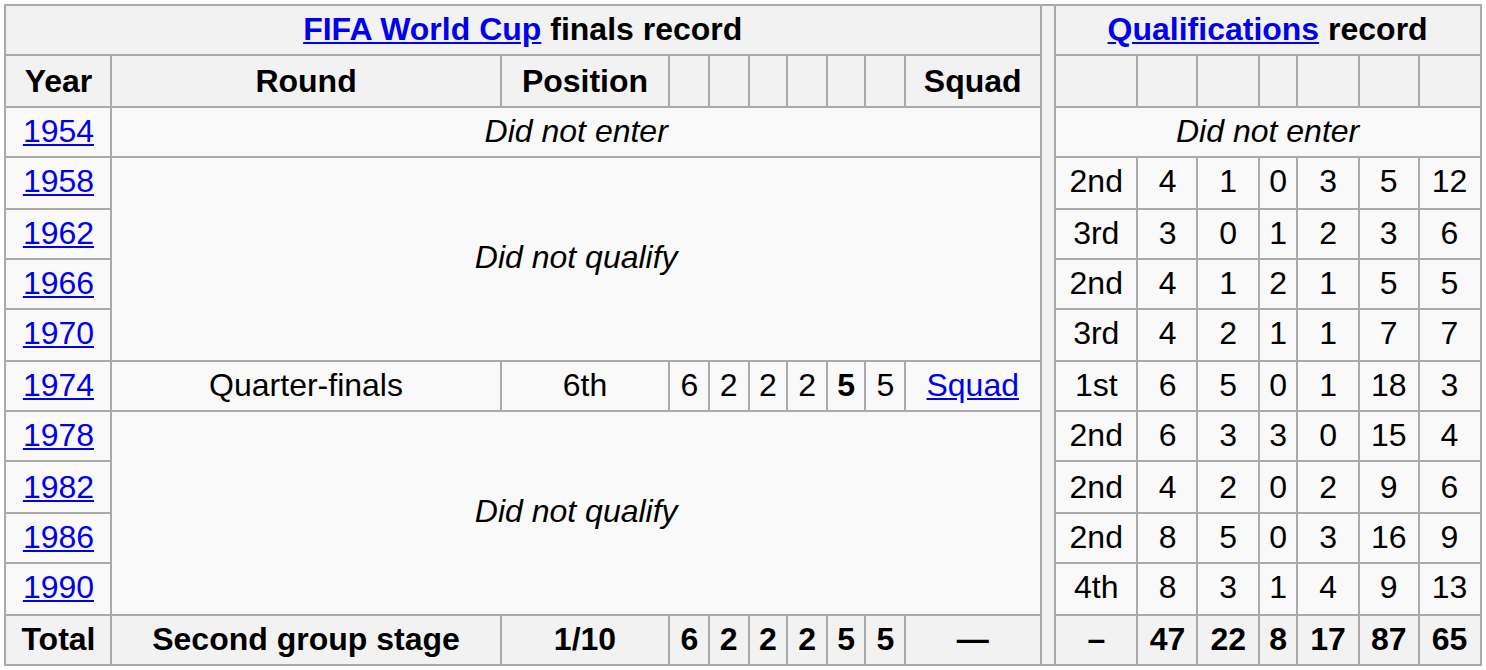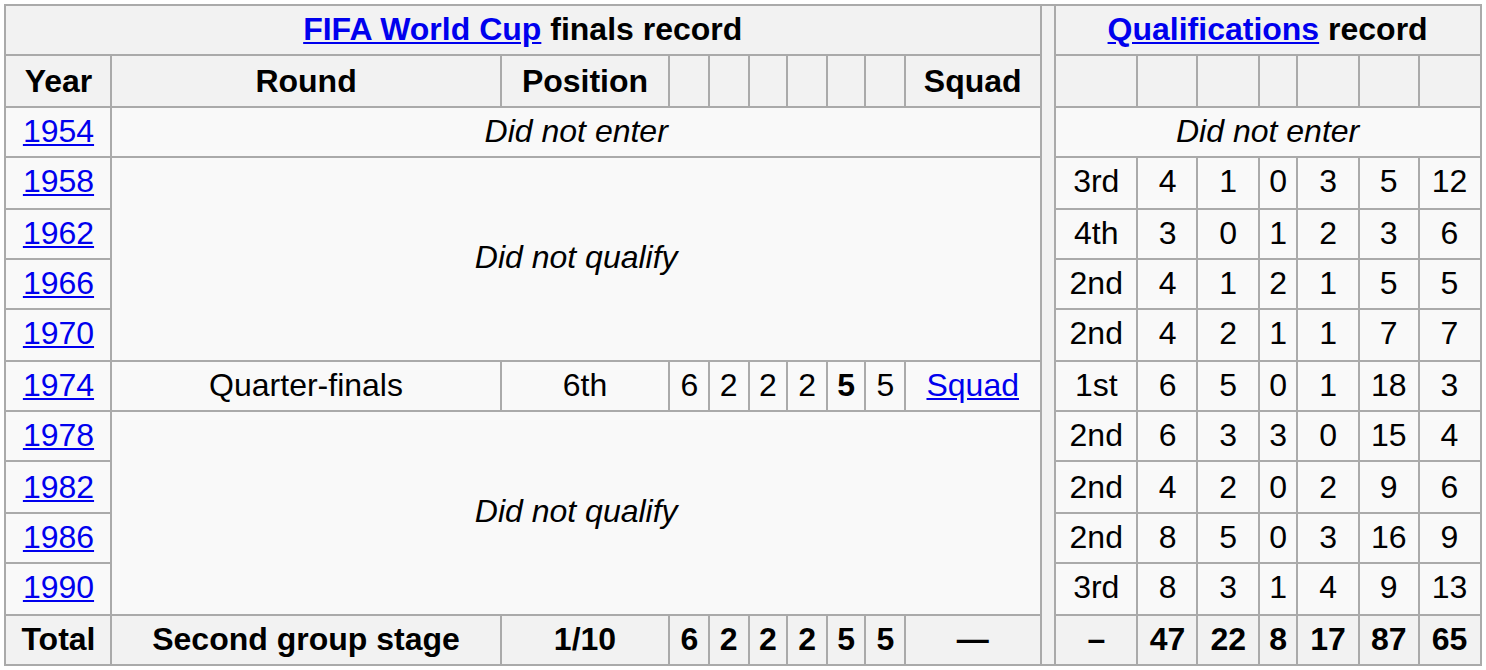(1096, 182) 2nd -> (1096, 182) 3rd
(1096, 232) 3rd -> (1096, 232) 4th
(1096, 334) 3rd -> (1096, 334) 2nd
(1096, 588) 4th -> (1096, 588) 3rd
